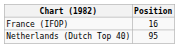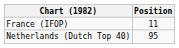(153, 24) 16 -> (153, 24) 11
